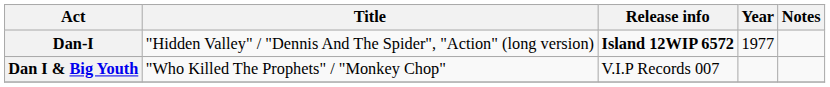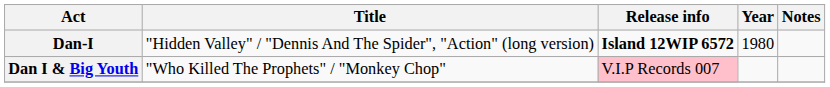(758, 43) 1977 -> (758, 43) 1980
(660, 69) no background -> (660, 69) pink background
